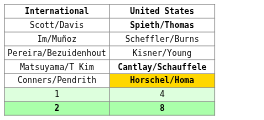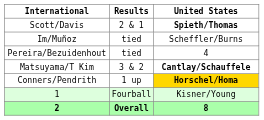+ column: (131, 11)
(162, 53) Kisner/Young -> (206, 53) 4
(162, 94) 4 -> (206, 94) Kisner/Young
